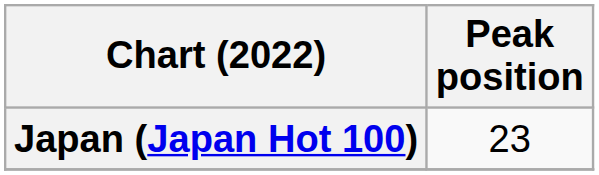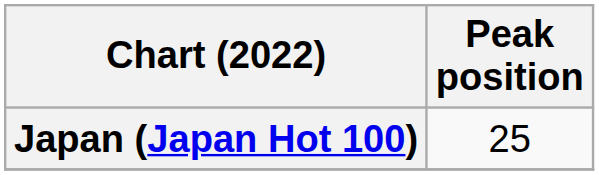(510, 137) 23 -> (510, 137) 25
